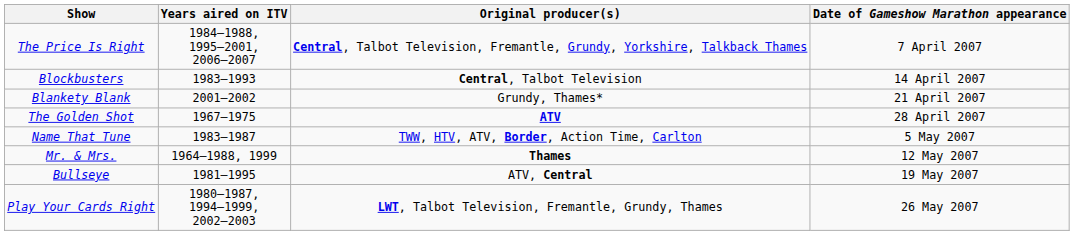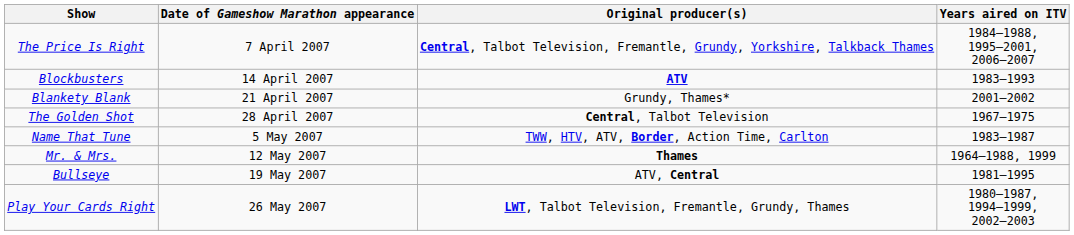columns swapped: (224, 14) <-> (940, 14)
(550, 79) Central, Talbot Television -> (677, 79) ATV
(550, 117) ATV -> (677, 117) Central, Talbot Television
